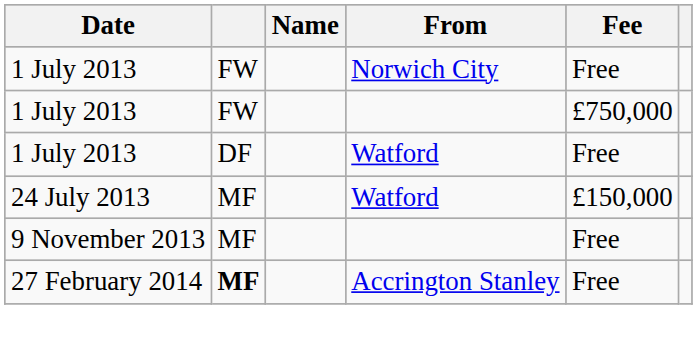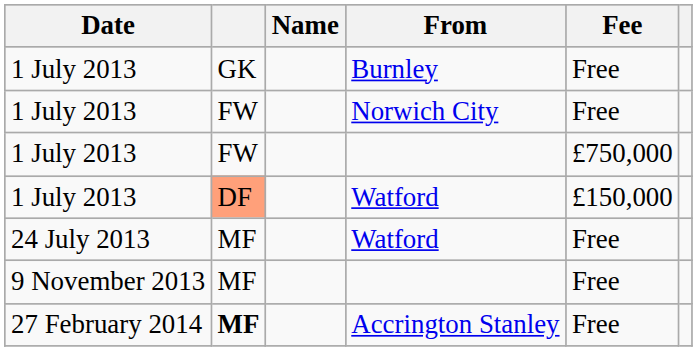+ row: (74, 68)
(235, 153) no background -> (235, 196) lightsalmon background
(596, 153) Free -> (622, 196) £150,000
(622, 196) £150,000 -> (596, 238) Free
